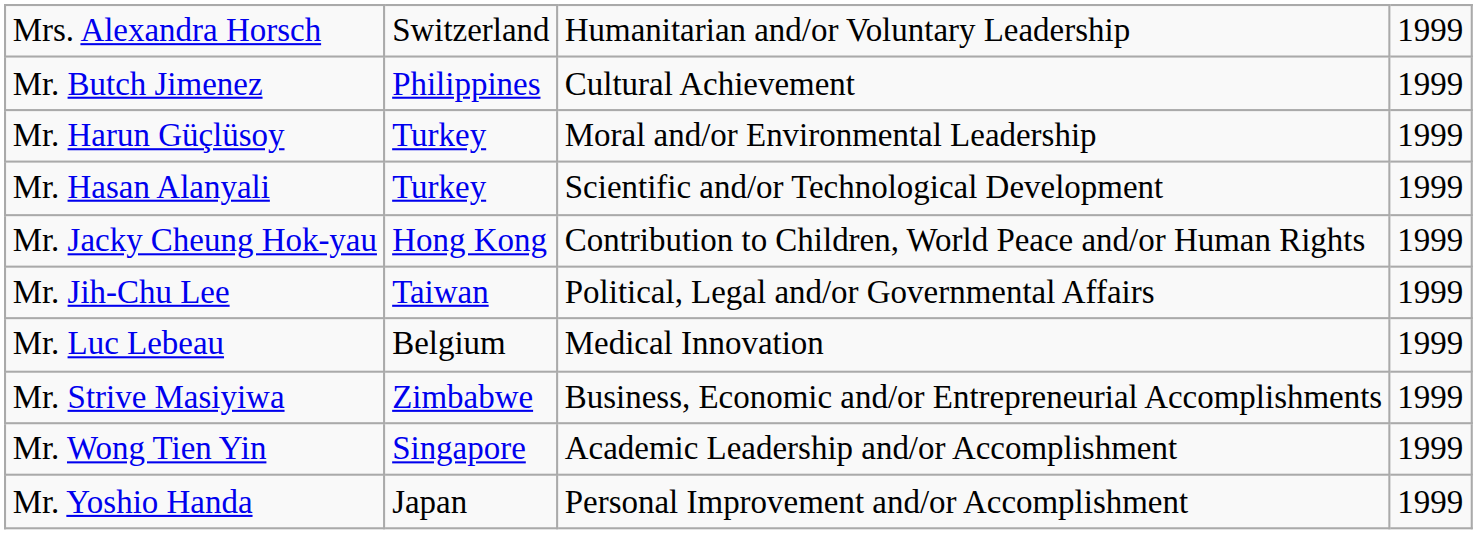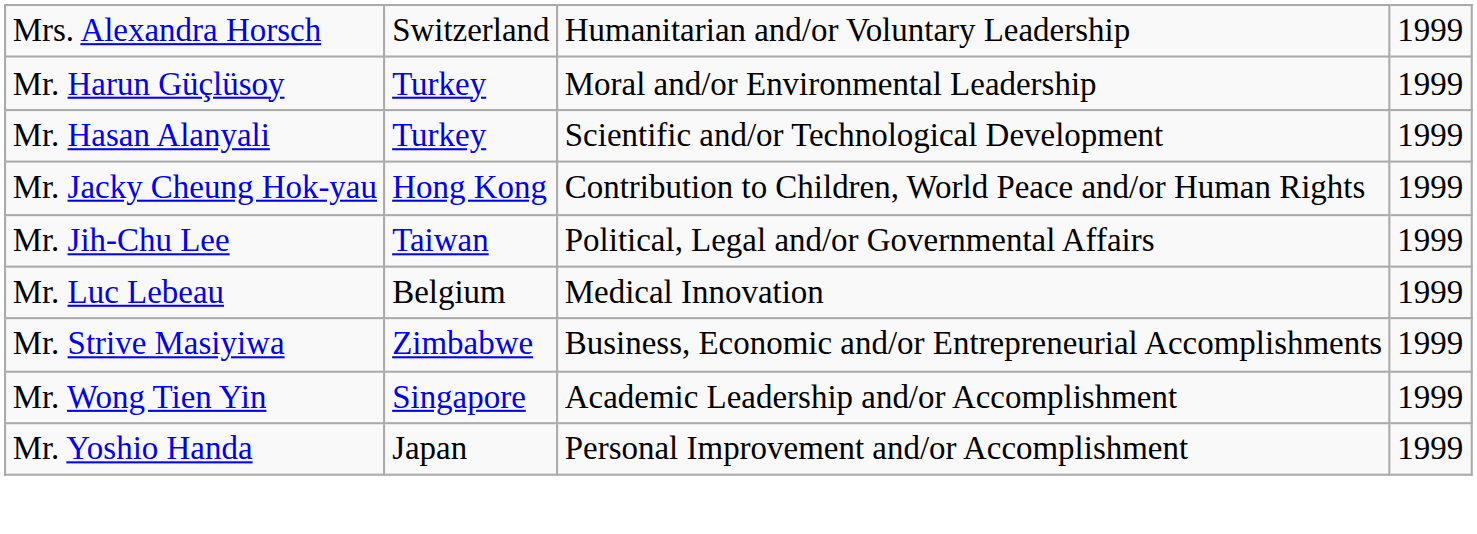- row: (138, 82)
